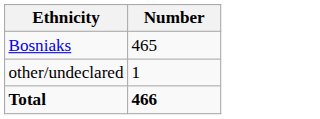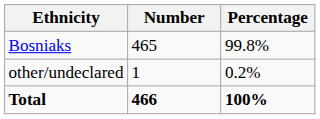+ column: (268, 18)
